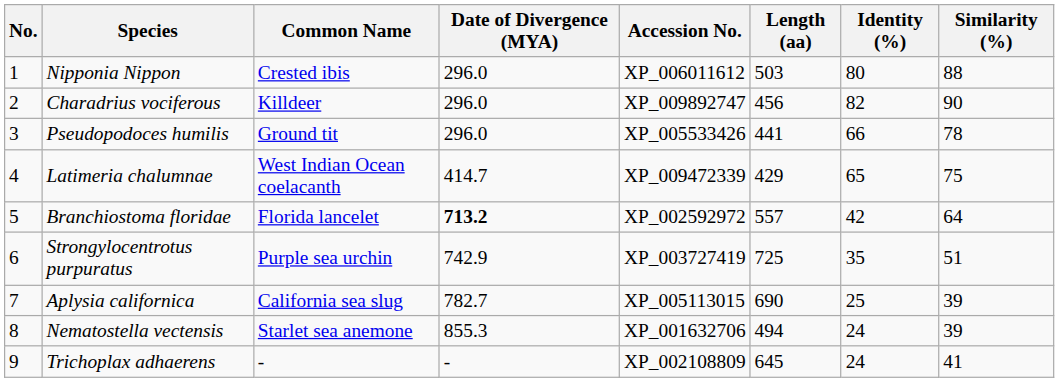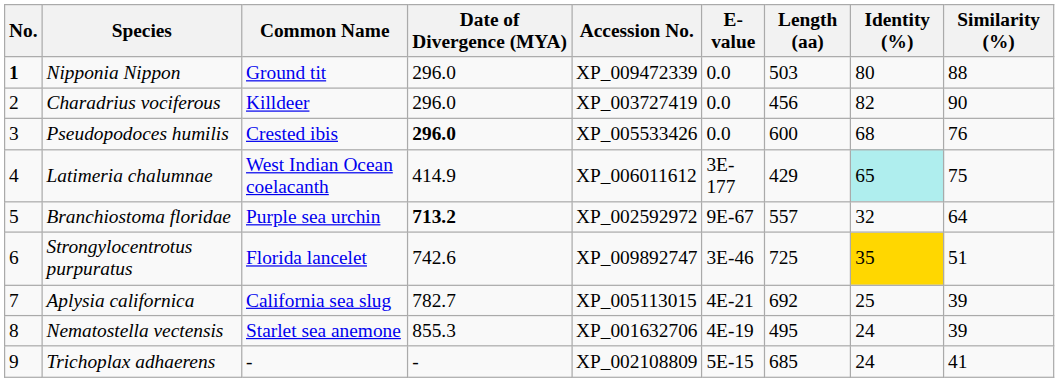+ column: (733, 30)
(14, 72) normal -> (14, 72) bold
(304, 72) Crested ibis -> (286, 72) Ground tit
(684, 72) XP_006011612 -> (637, 72) XP_009472339
(685, 103) XP_009892747 -> (637, 103) XP_003727419
(298, 133) Ground tit -> (292, 133) Crested ibis
(466, 133) normal -> (434, 133) bold
(769, 133) 441 -> (784, 133) 600
(855, 133) 66 -> (865, 133) 68
(953, 133) 78 -> (958, 133) 76
(466, 175) 414.7 -> (434, 175) 414.9
(685, 175) XP_009472339 -> (636, 175) XP_006011612
(855, 175) no background -> (865, 175) paleturquoise background
(318, 216) Florida lancelet -> (313, 216) Purple sea urchin
(855, 216) 42 -> (865, 216) 32
(325, 258) Purple sea urchin -> (307, 258) Florida lancelet
(466, 258) 742.9 -> (434, 258) 742.6
(685, 258) XP_003727419 -> (637, 258) XP_009892747
(855, 258) no background -> (865, 258) gold background
(769, 300) 690 -> (784, 300) 692
(769, 330) 494 -> (784, 330) 495
(769, 361) 645 -> (784, 361) 685
